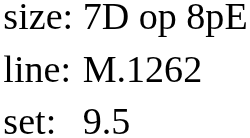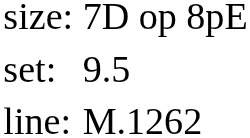rows swapped: (30, 121) <-> (37, 69)
